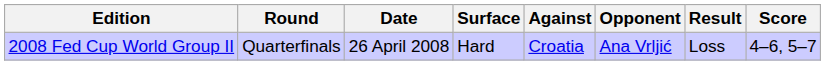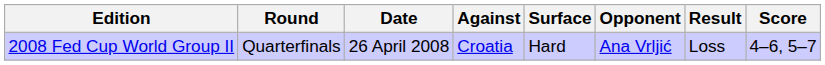columns swapped: (560, 17) <-> (489, 17)
